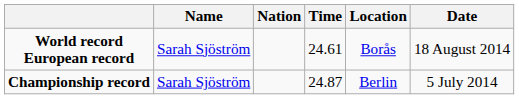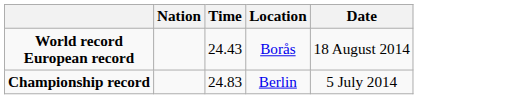- column: (204, 16)
(325, 49) 24.61 -> (225, 49) 24.43
(325, 81) 24.87 -> (225, 81) 24.83
